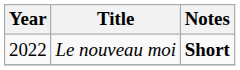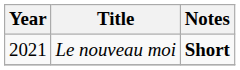(28, 49) 2022 -> (28, 49) 2021
